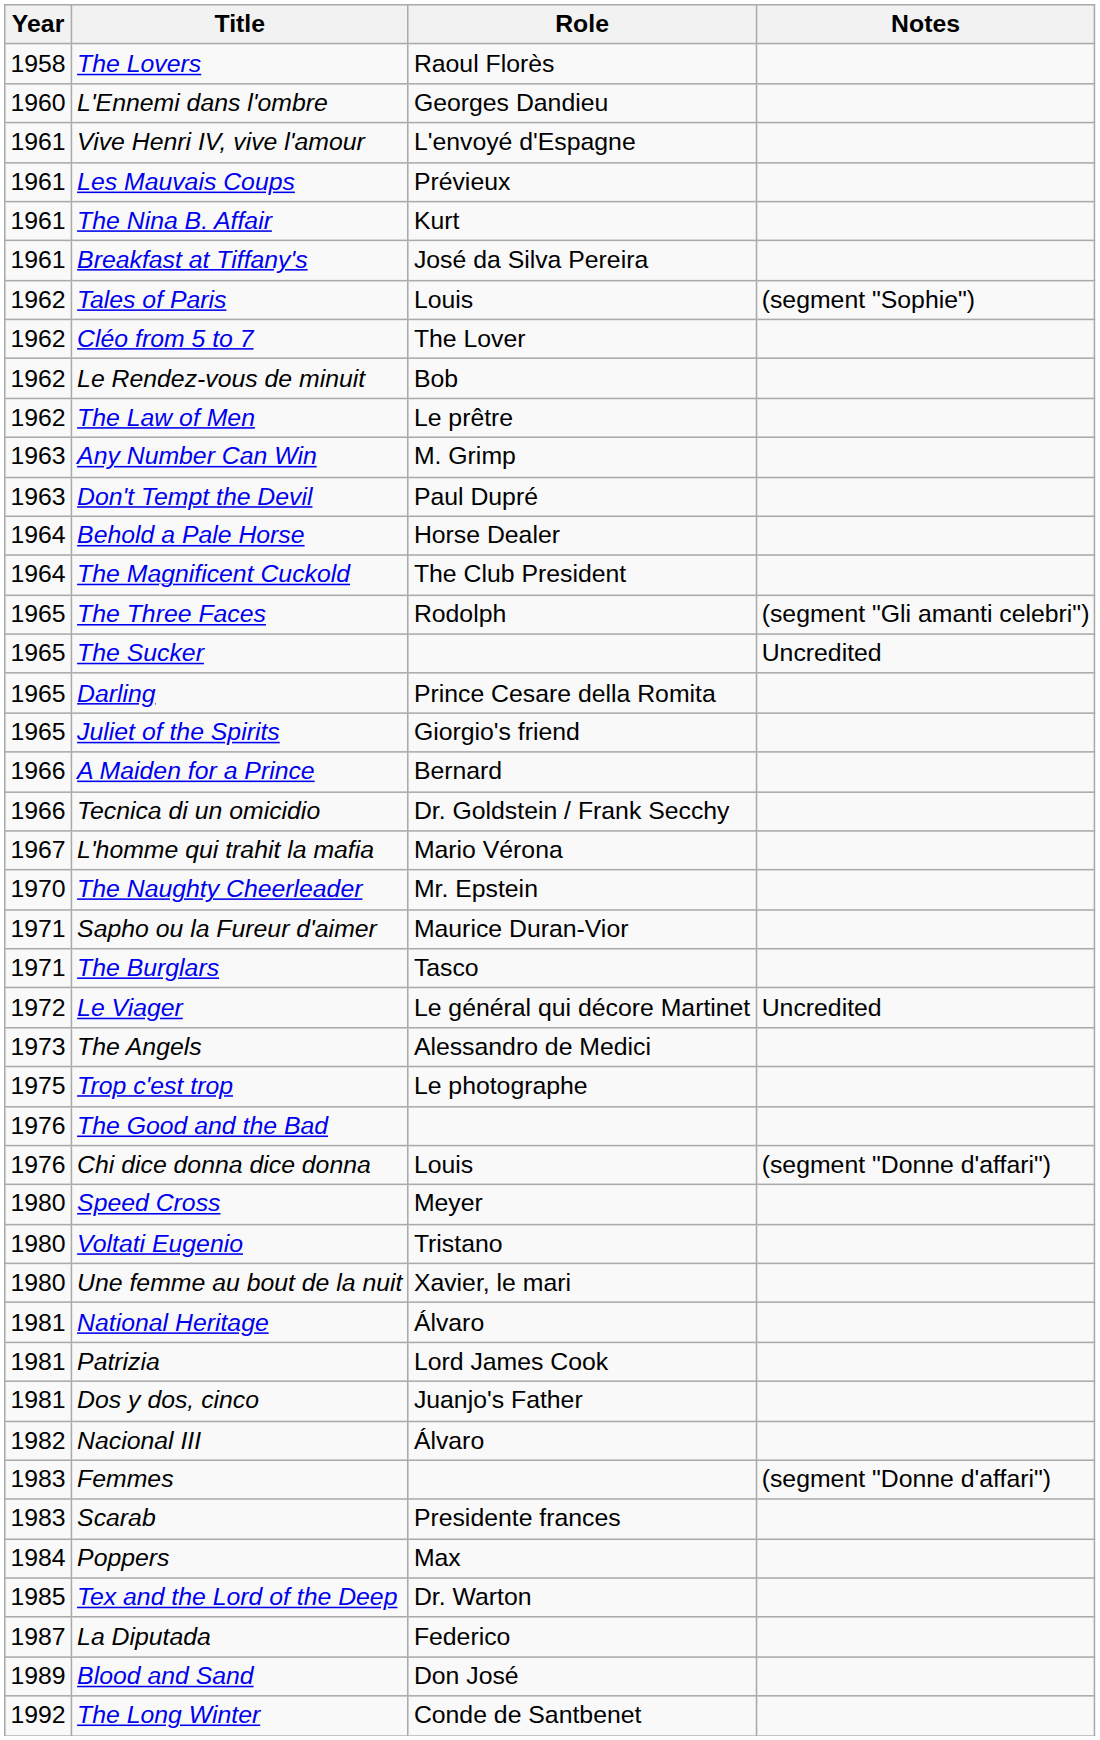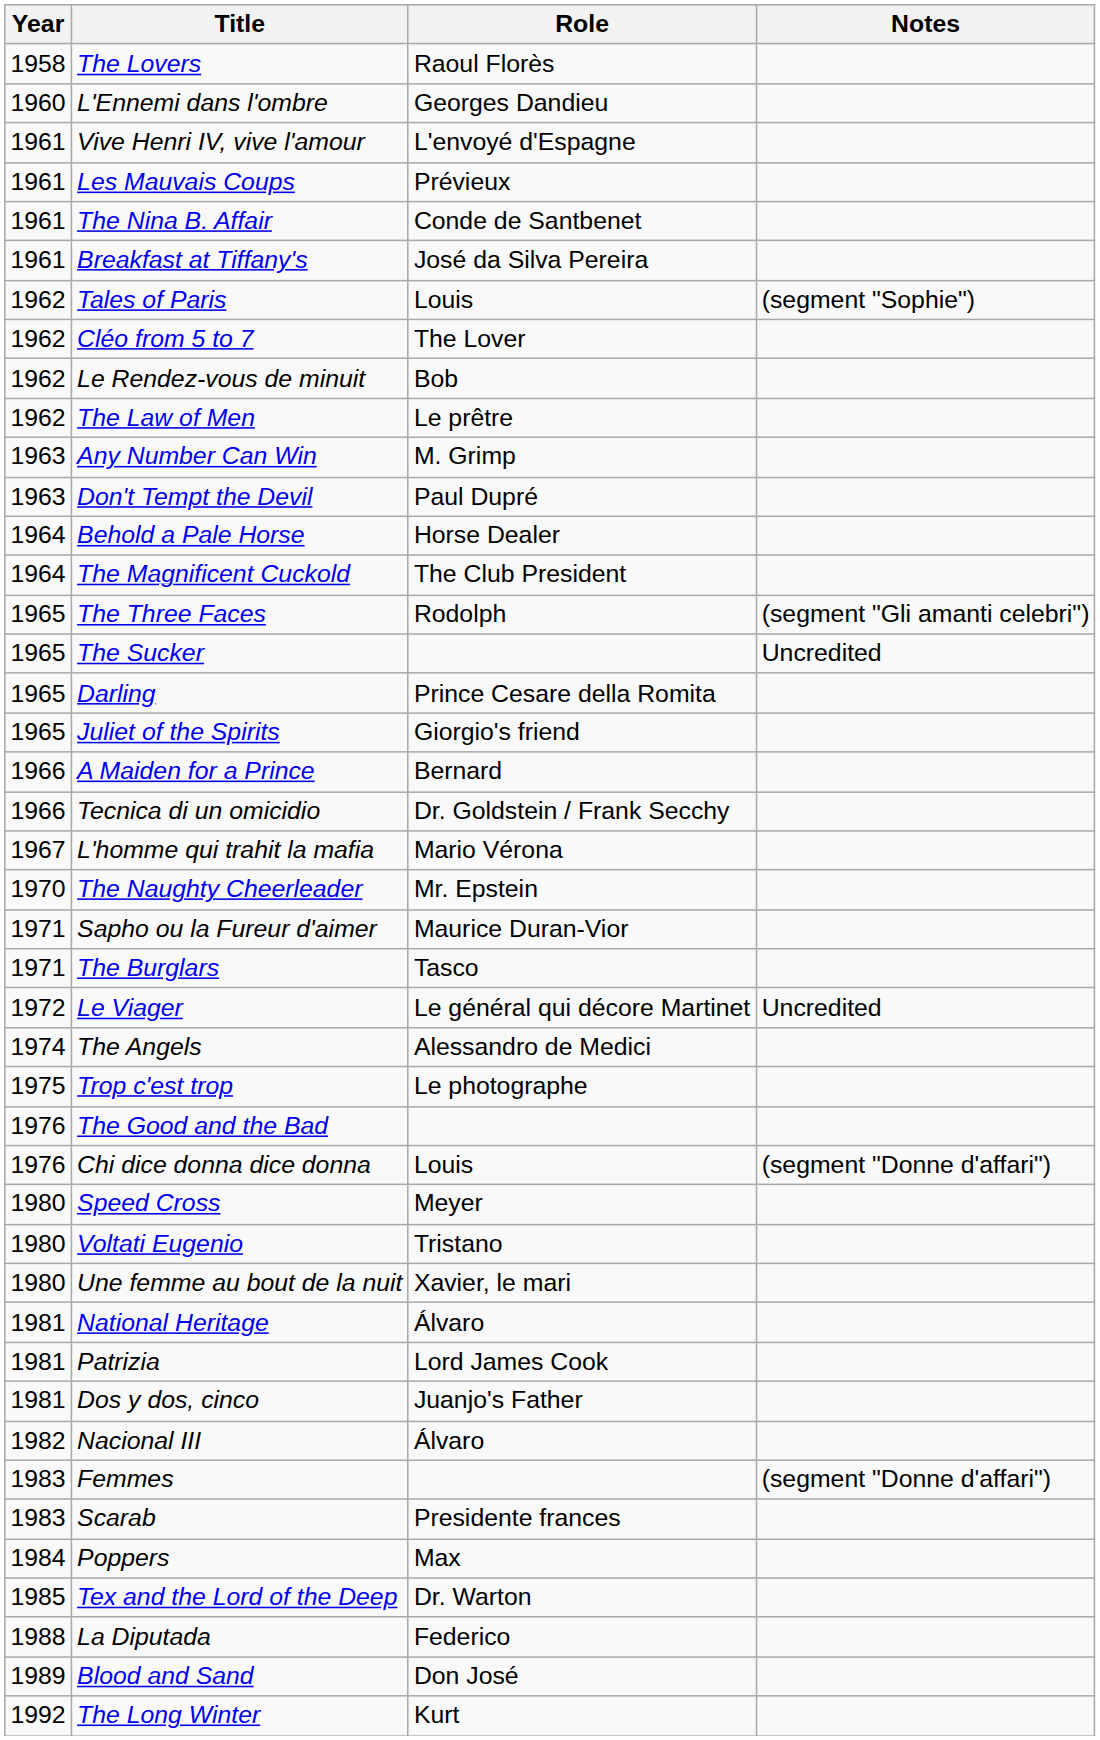(437, 220) Kurt -> (528, 220) Conde de Santbenet
(38, 1046) 1973 -> (38, 1046) 1974
(38, 1636) 1987 -> (38, 1636) 1988
(528, 1715) Conde de Santbenet -> (437, 1715) Kurt
